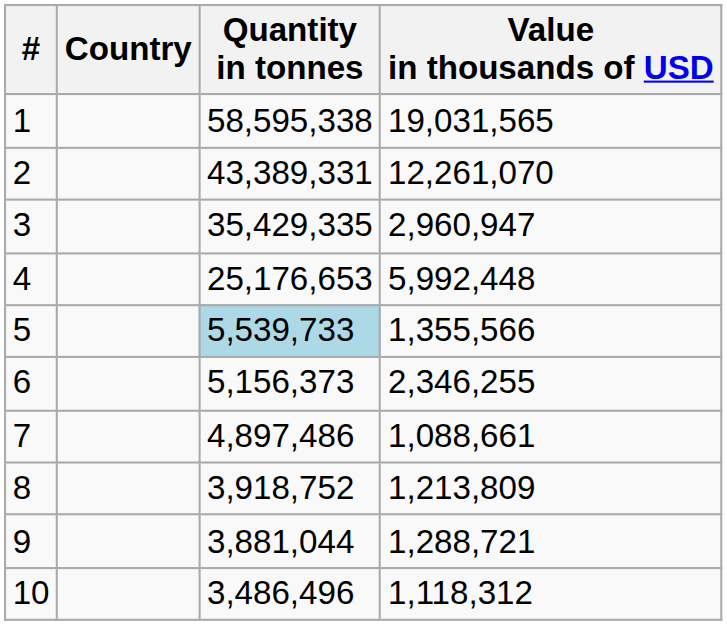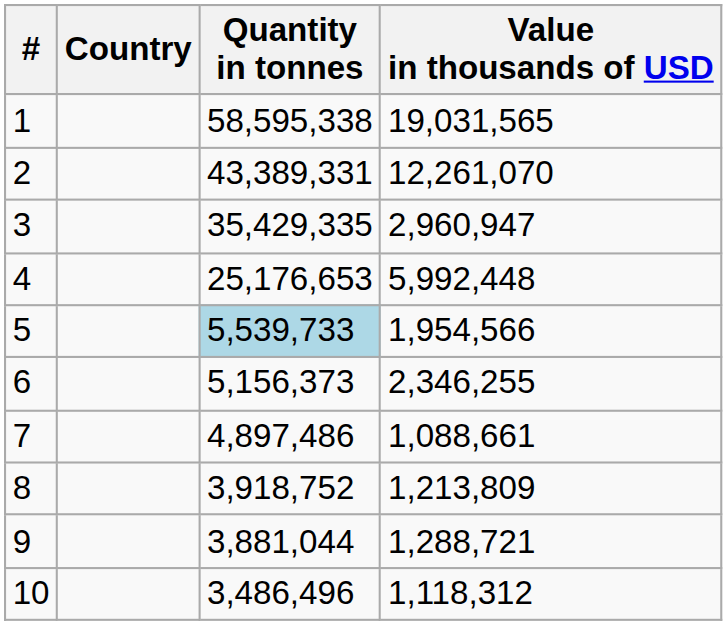(462, 330) 1,355,566 -> (462, 330) 1,954,566
